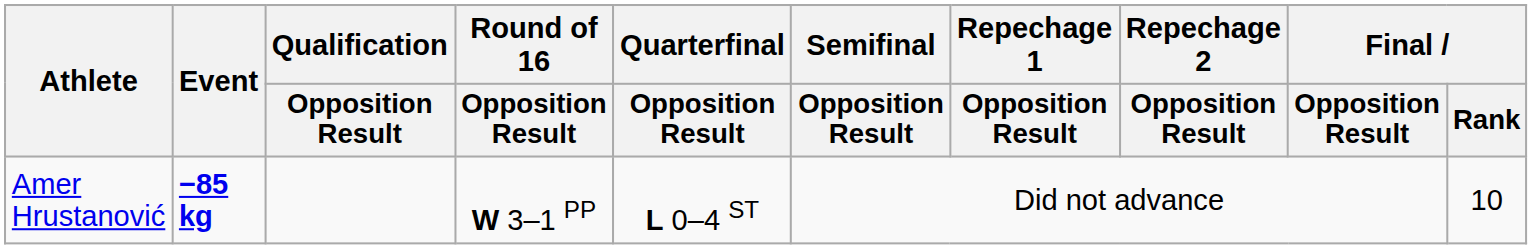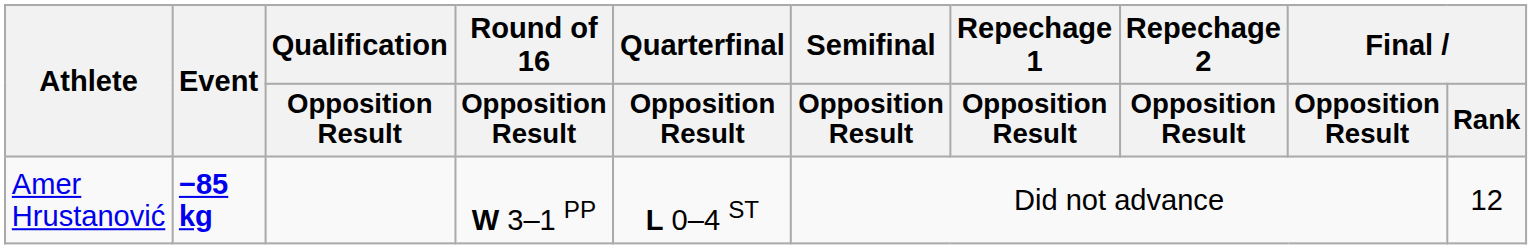(1487, 200) 10 -> (1487, 200) 12
